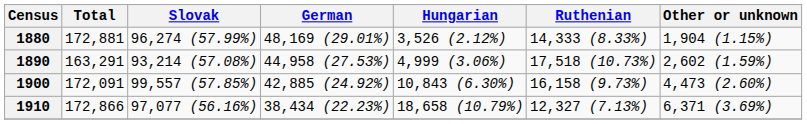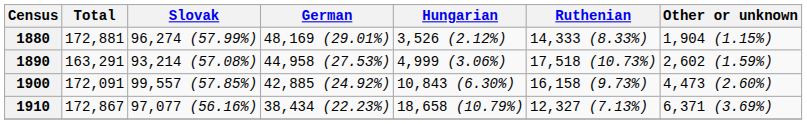(95, 108) 172,866 -> (95, 108) 172,867
